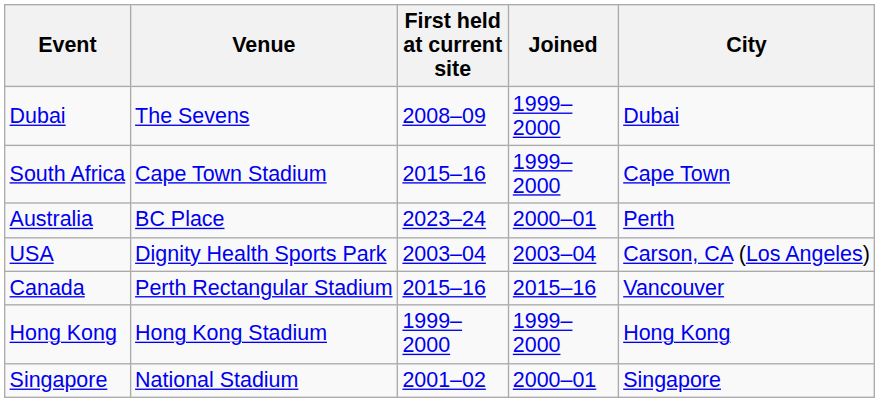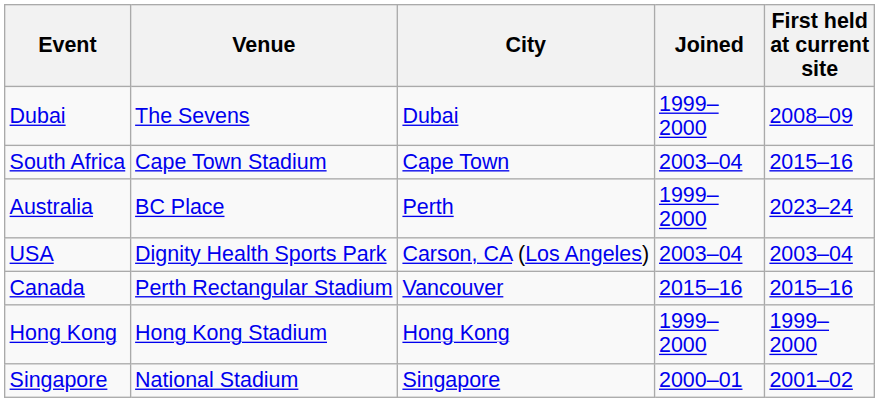columns swapped: (747, 45) <-> (453, 45)
(543, 173) 1999–2000 -> (701, 161) 2003–04
(555, 219) 2000–01 -> (689, 207) 1999–2000
